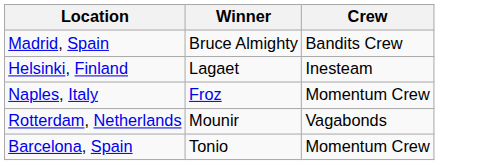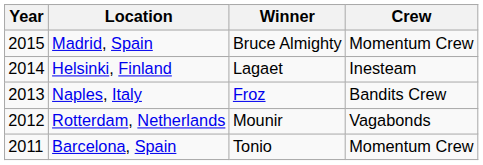+ column: (26, 17)
(354, 43) Bandits Crew -> (411, 43) Momentum Crew
(368, 95) Momentum Crew -> (398, 95) Bandits Crew
